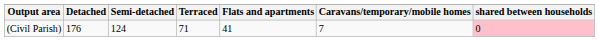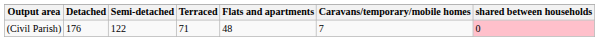(118, 28) 124 -> (118, 28) 122
(227, 28) 41 -> (227, 28) 48
